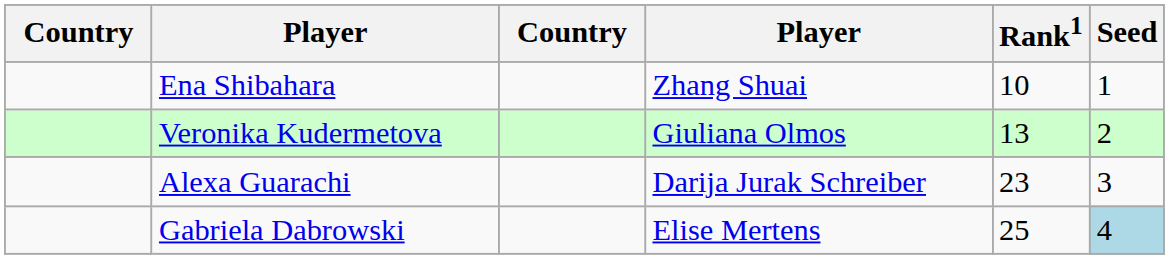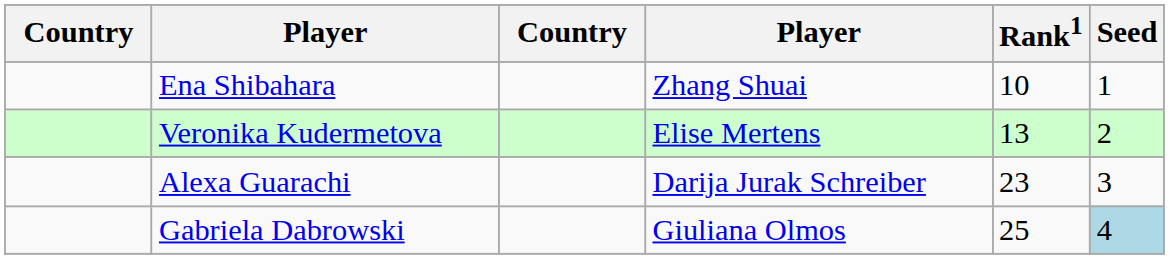(749, 133) Giuliana Olmos -> (736, 133) Elise Mertens
(736, 229) Elise Mertens -> (749, 229) Giuliana Olmos
